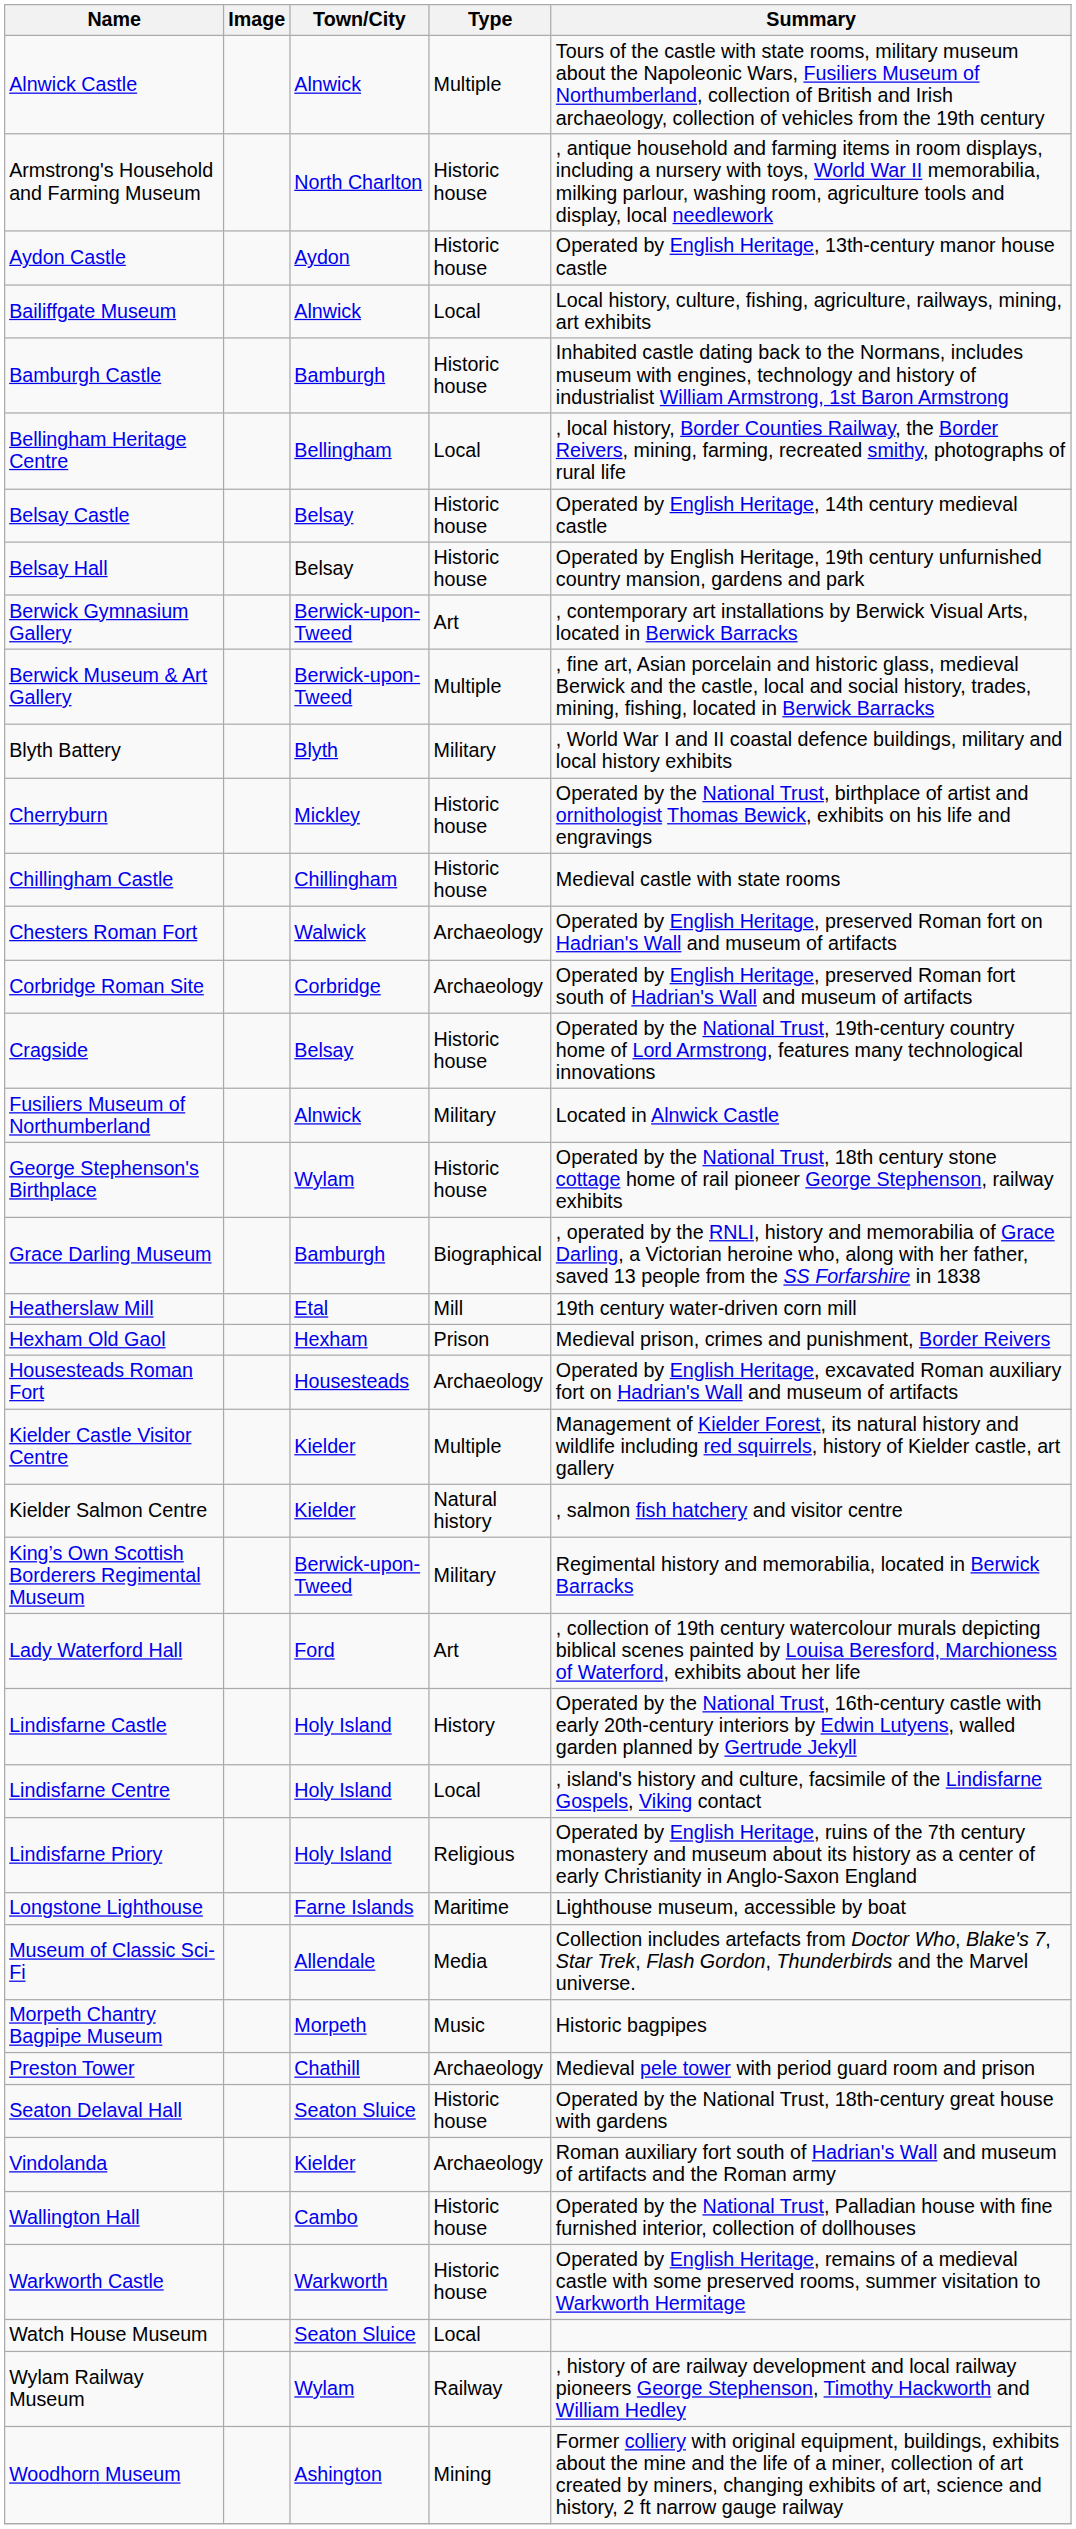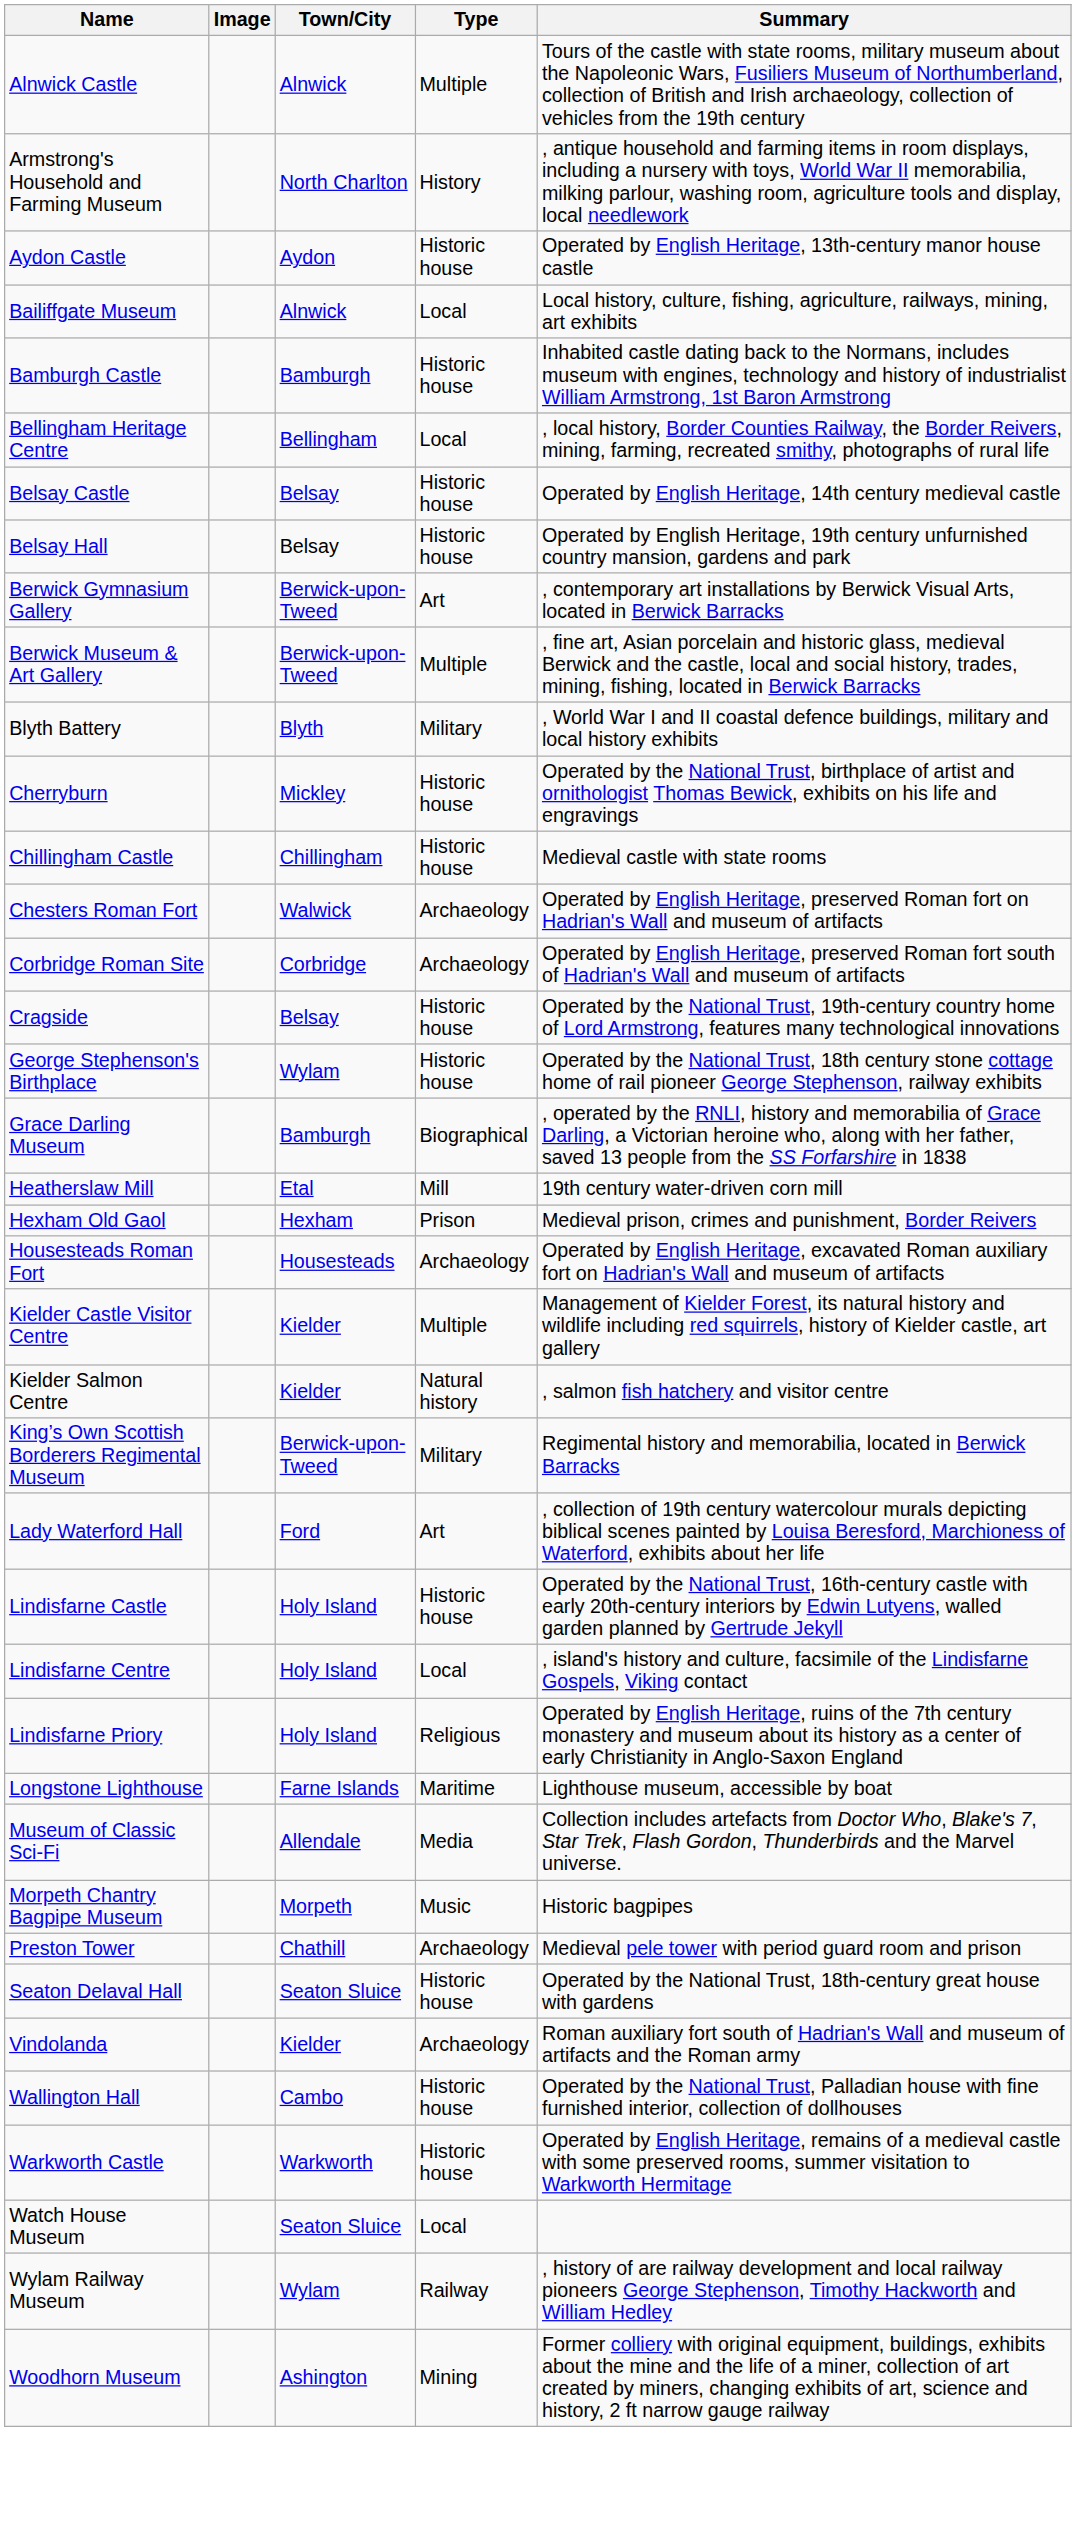(466, 182) Historic house -> (450, 182) History
- row: (97, 1115)
(464, 1726) History -> (452, 1606) Historic house
